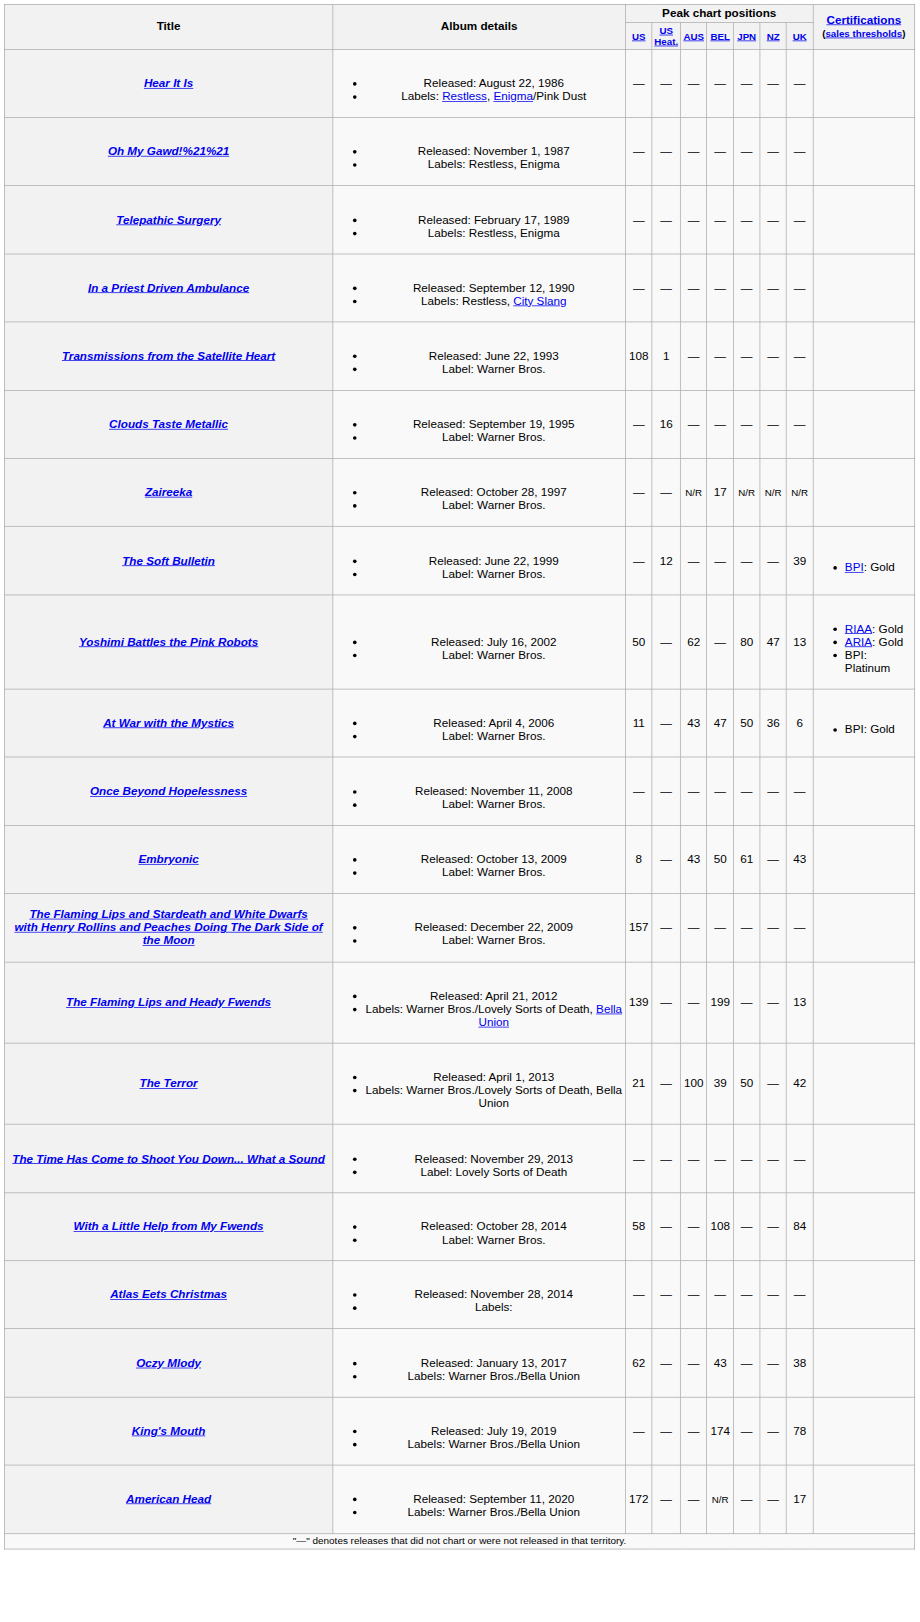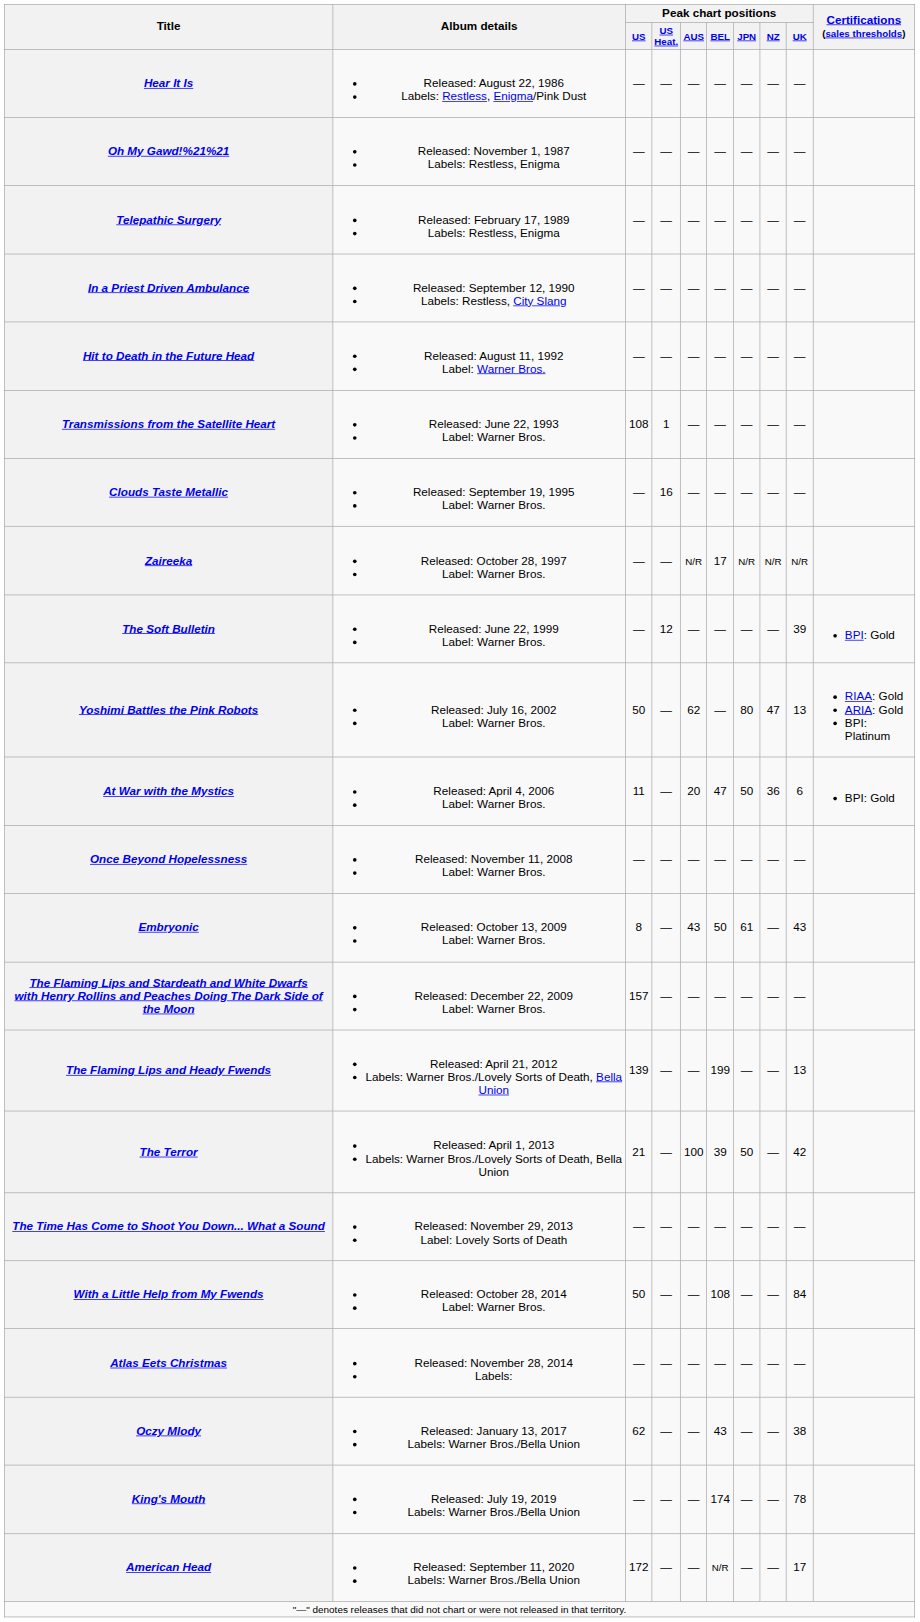+ row: (169, 356)
(694, 723) 43 -> (694, 791) 20
(639, 1226) 58 -> (639, 1294) 50
